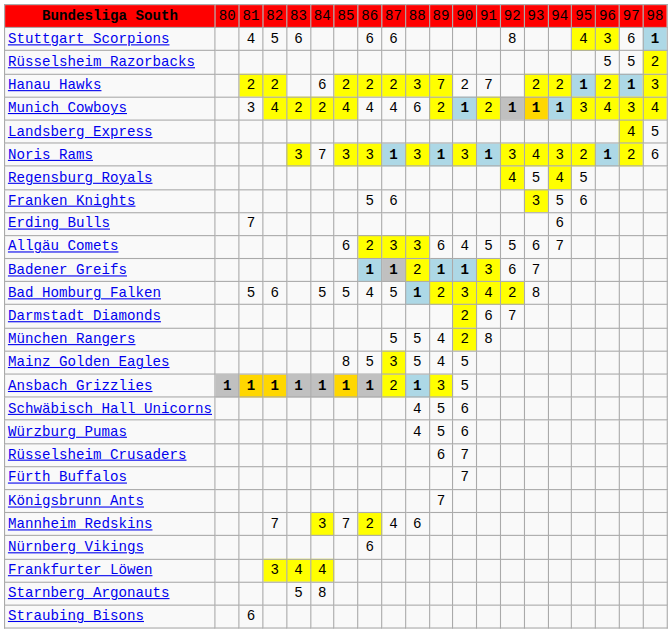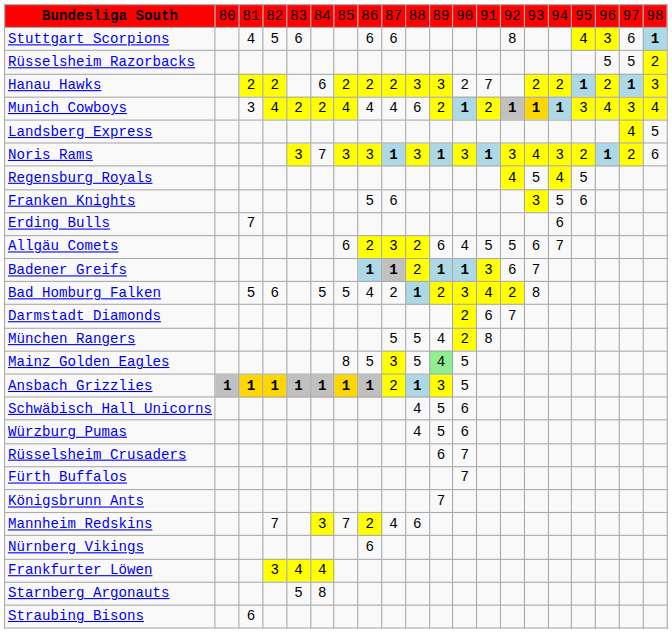(441, 85) 7 -> (441, 85) 3
(417, 247) 3 -> (417, 247) 2
(394, 293) 5 -> (394, 293) 2
(441, 363) no background -> (441, 363) lightgreen background
